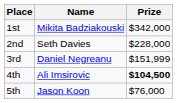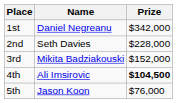(81, 28) Mikita Badziakouski -> (74, 28) Daniel Negreanu
(74, 59) Daniel Negreanu -> (81, 59) Mikita Badziakouski
(149, 59) $151,999 -> (149, 59) $152,000
